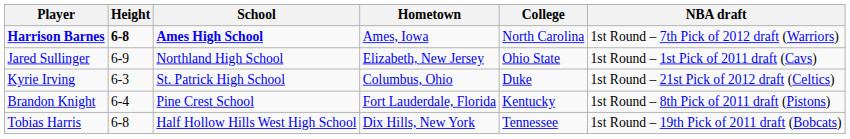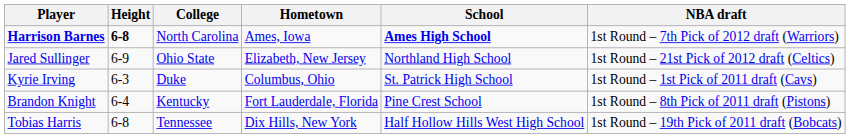columns swapped: (256, 15) <-> (543, 15)
(704, 58) 1st Round – 1st Pick of 2011 draft (Cavs) -> (713, 58) 1st Round – 21st Pick of 2012 draft (Celtics)
(713, 79) 1st Round – 21st Pick of 2012 draft (Celtics) -> (704, 79) 1st Round – 1st Pick of 2011 draft (Cavs)
